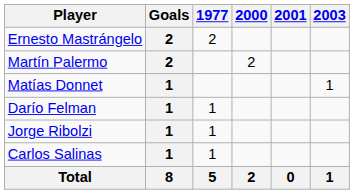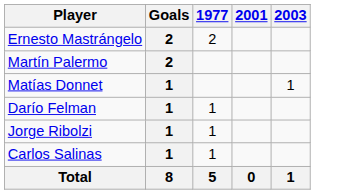- column: (251, 16)
